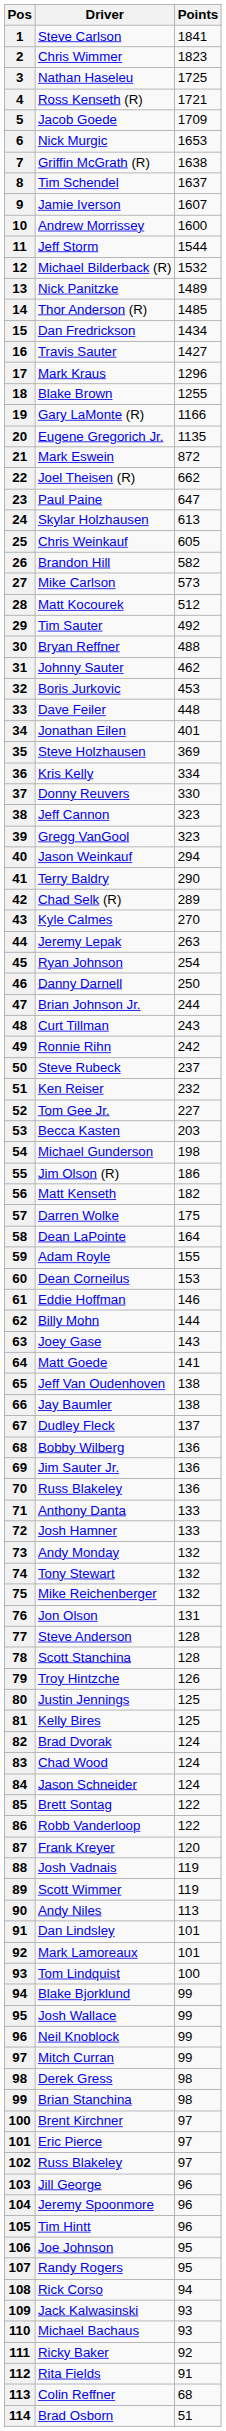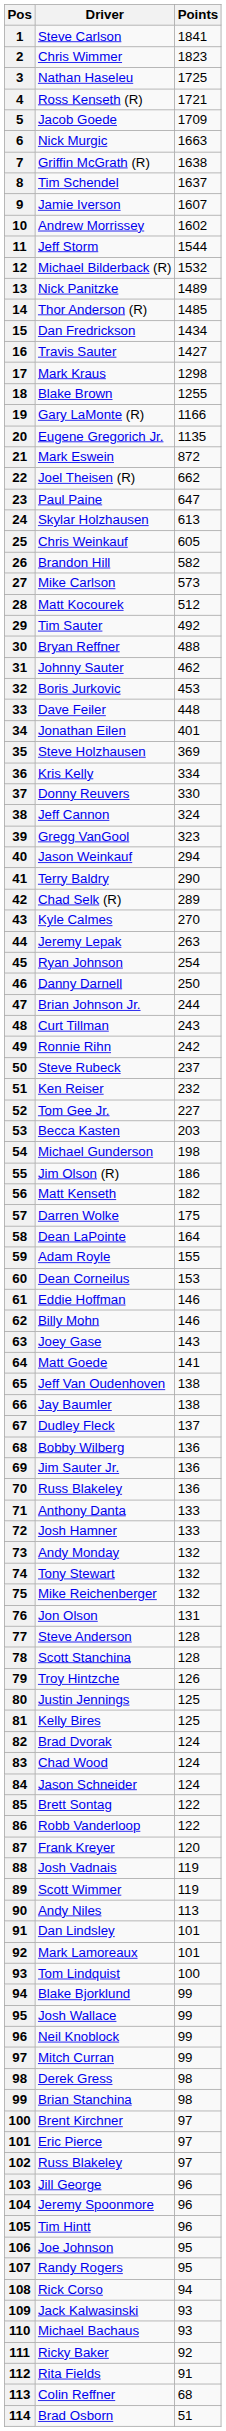(192, 141) 1653 -> (192, 141) 1663
(192, 225) 1600 -> (192, 225) 1602
(192, 373) 1296 -> (192, 373) 1298
(189, 815) 323 -> (189, 815) 324
(189, 1320) 144 -> (189, 1320) 146
